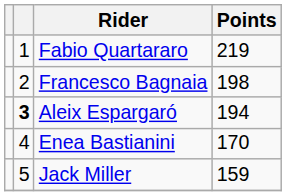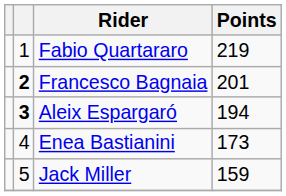(24, 81) normal -> (24, 81) bold
(233, 81) 198 -> (233, 81) 201
(233, 143) 170 -> (233, 143) 173
